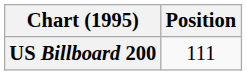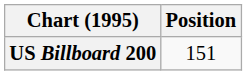(201, 53) 111 -> (201, 53) 151
